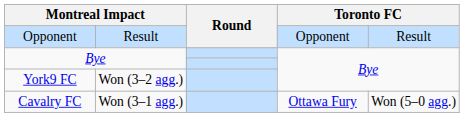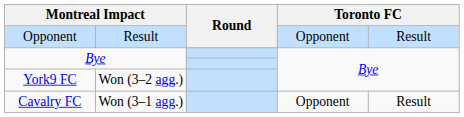(323, 101) Ottawa Fury -> (323, 101) Opponent
(414, 101) Won (5–0 agg.) -> (414, 101) Result
